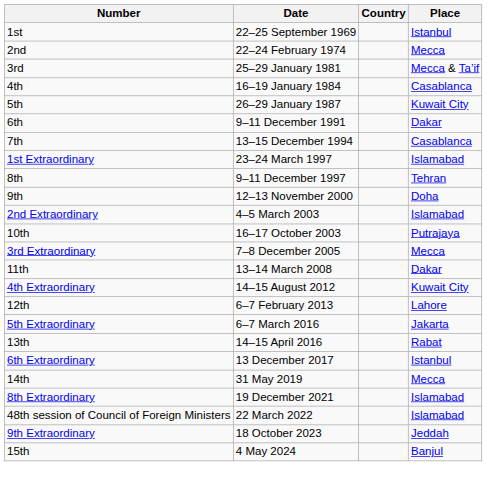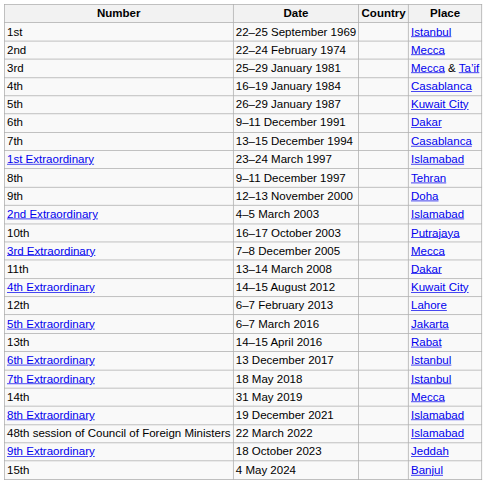+ row: (51, 379)
